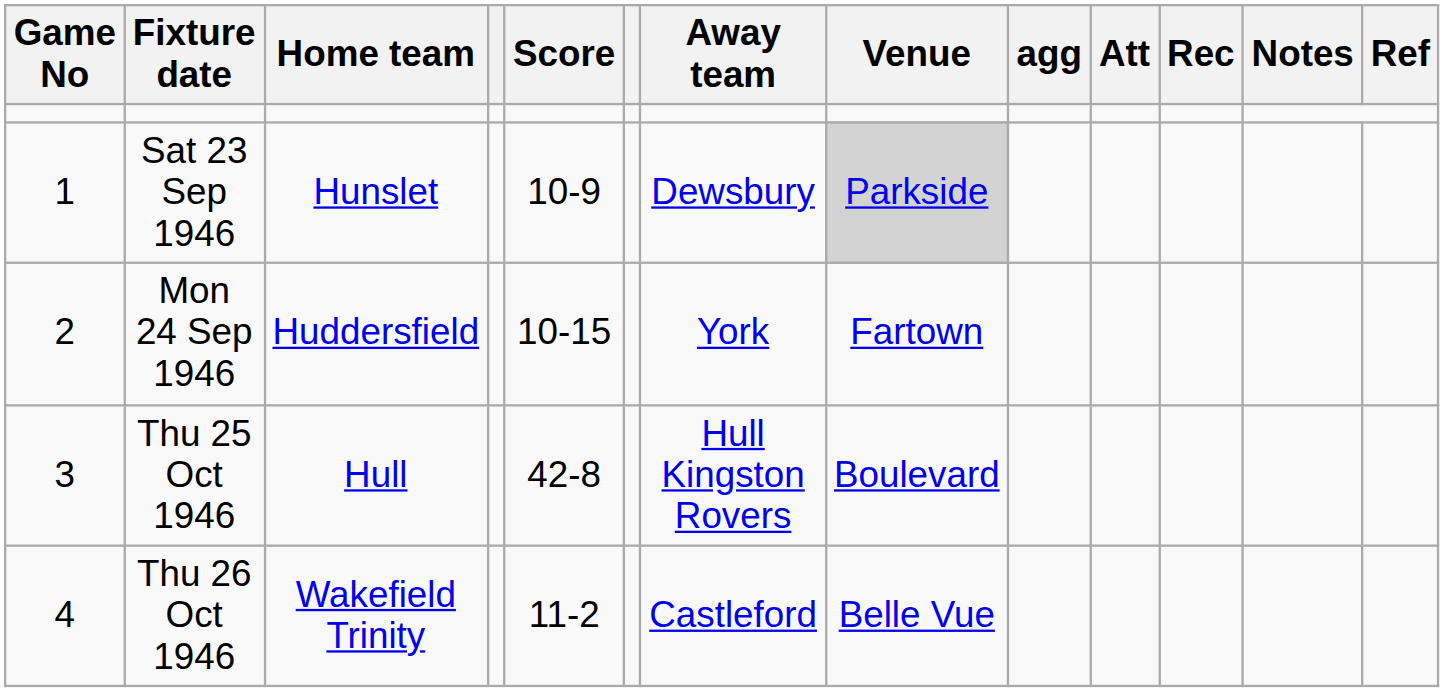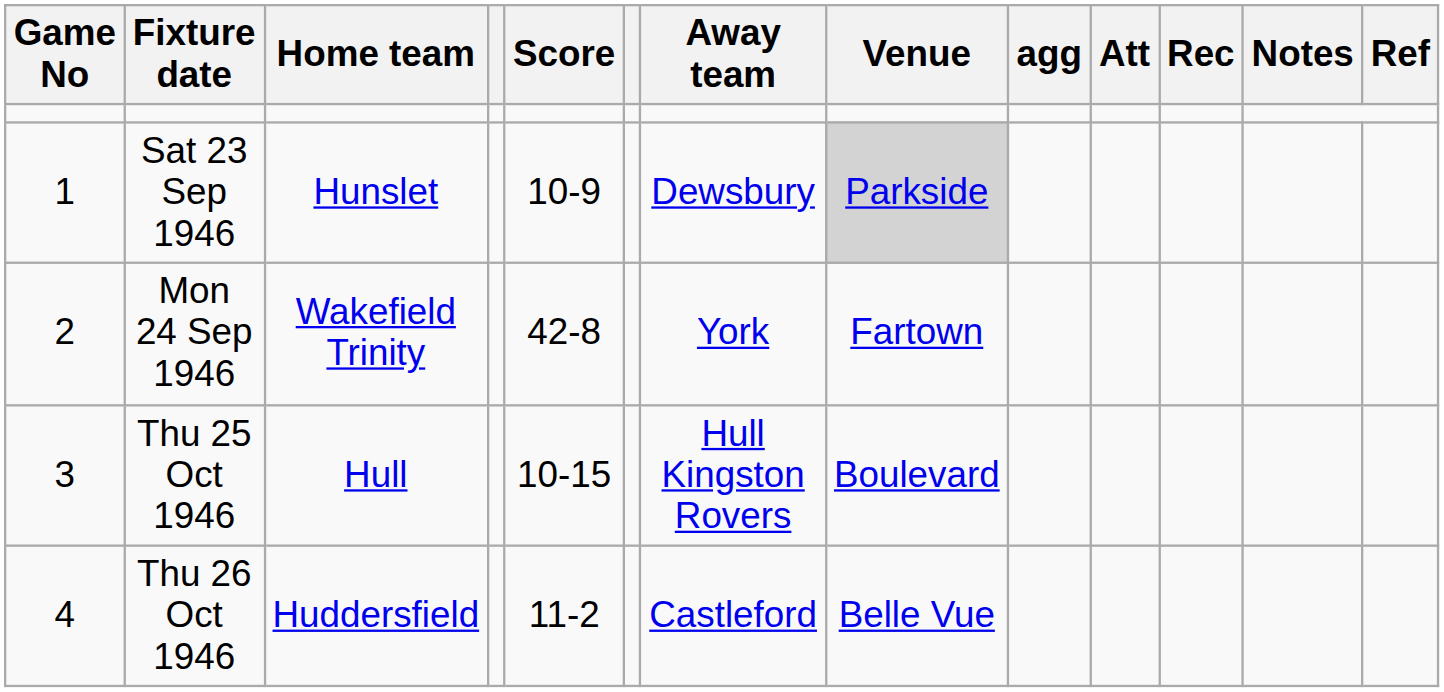(376, 332) Huddersfield -> (376, 332) Wakefield Trinity
(564, 332) 10-15 -> (564, 332) 42-8
(564, 474) 42-8 -> (564, 474) 10-15
(376, 615) Wakefield Trinity -> (376, 615) Huddersfield
